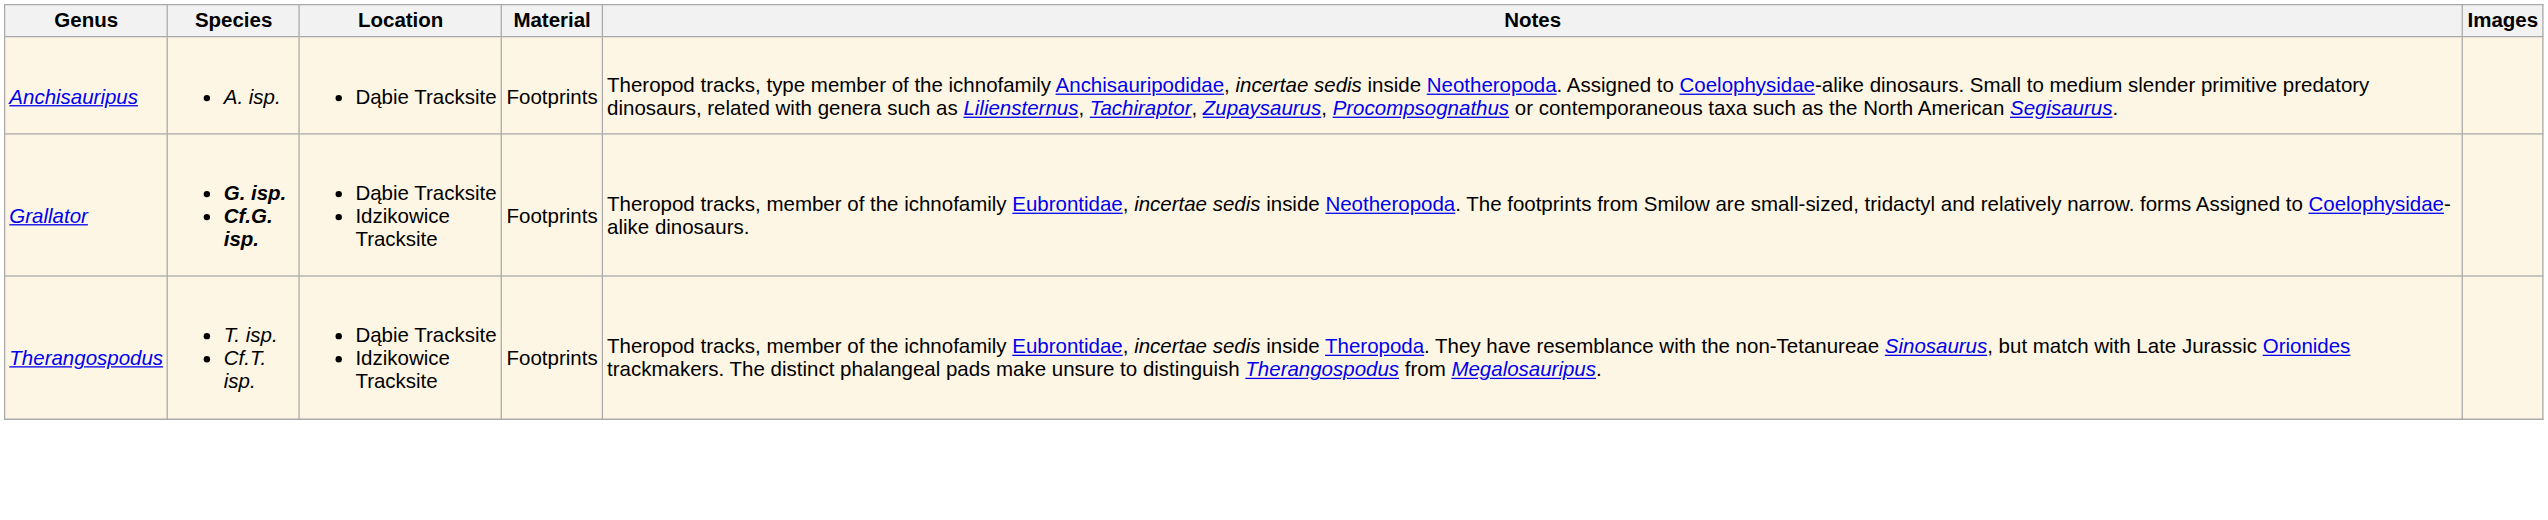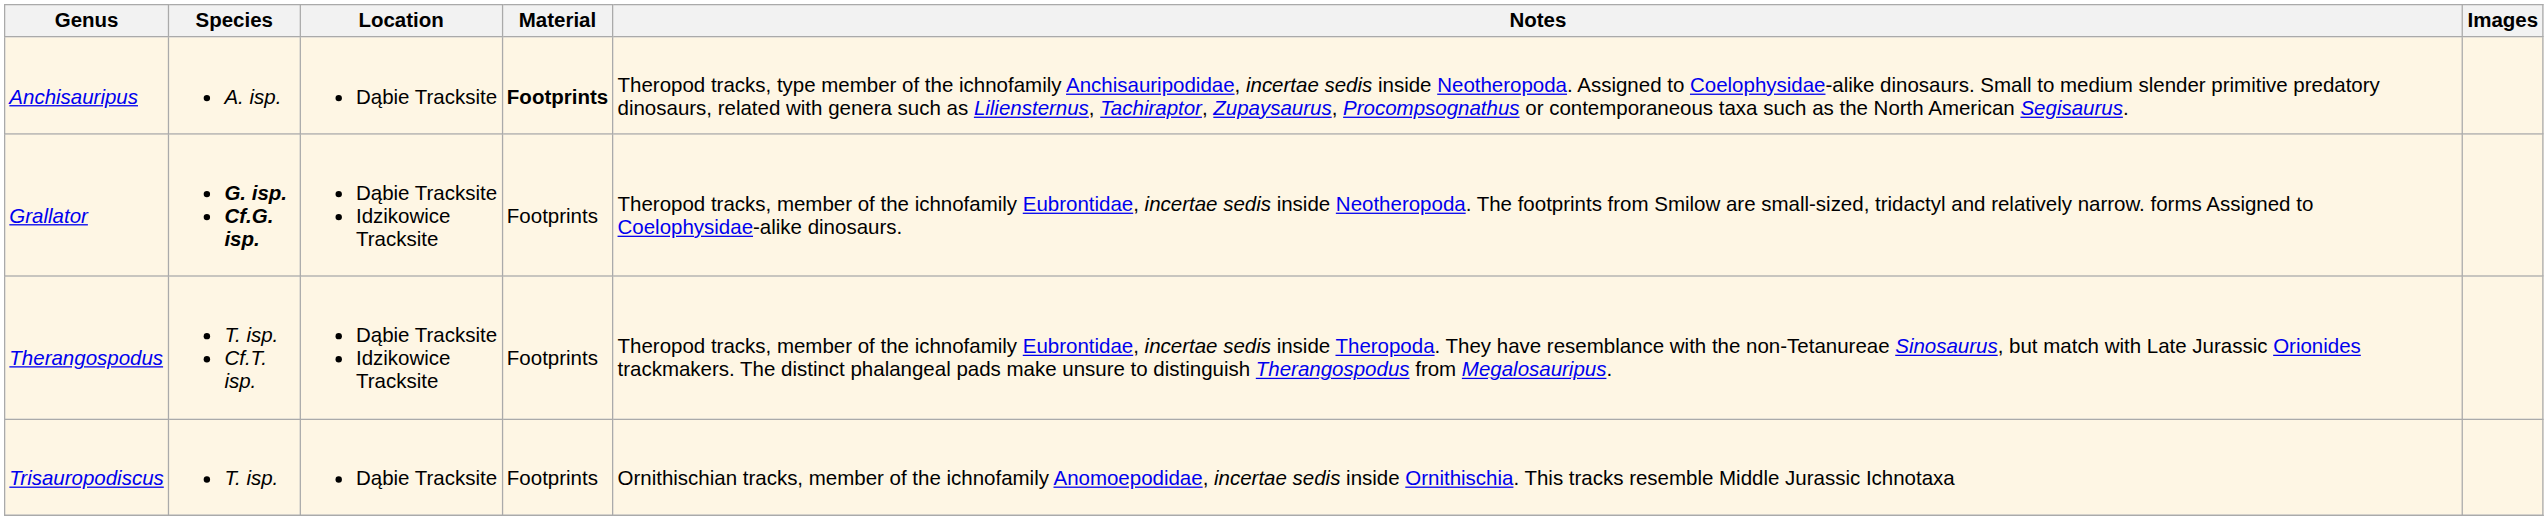(552, 96) normal -> (557, 96) bold
+ row: (87, 478)
